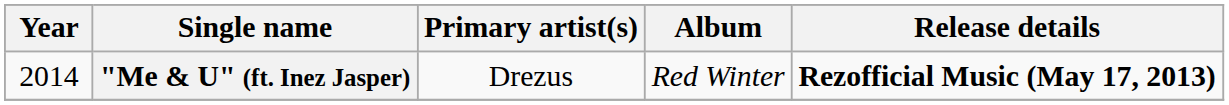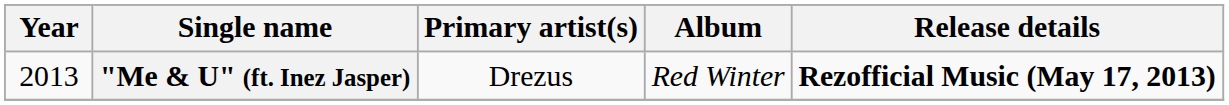(49, 75) 2014 -> (49, 75) 2013
